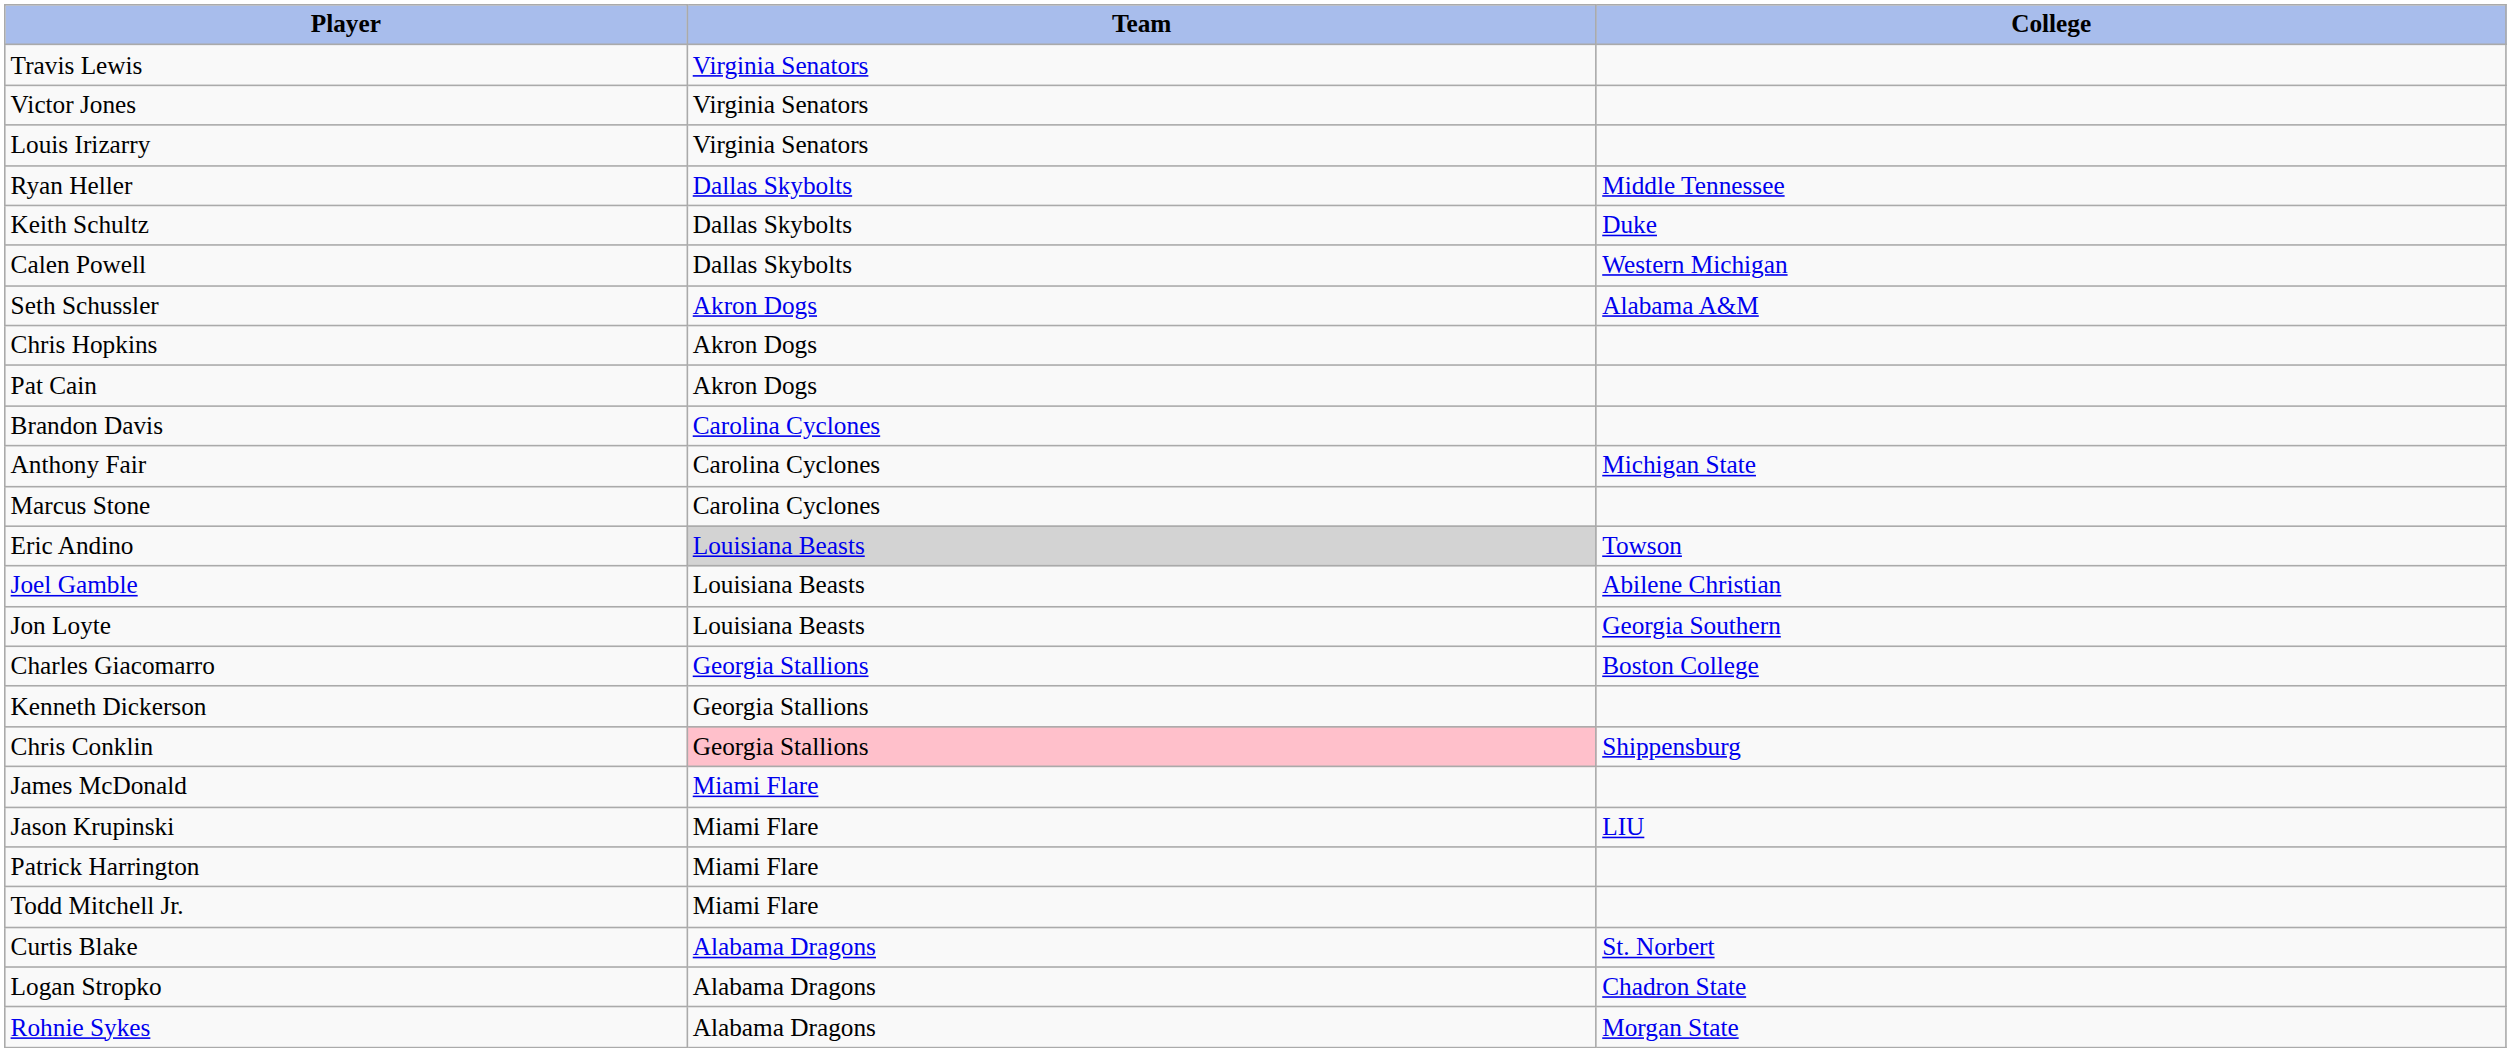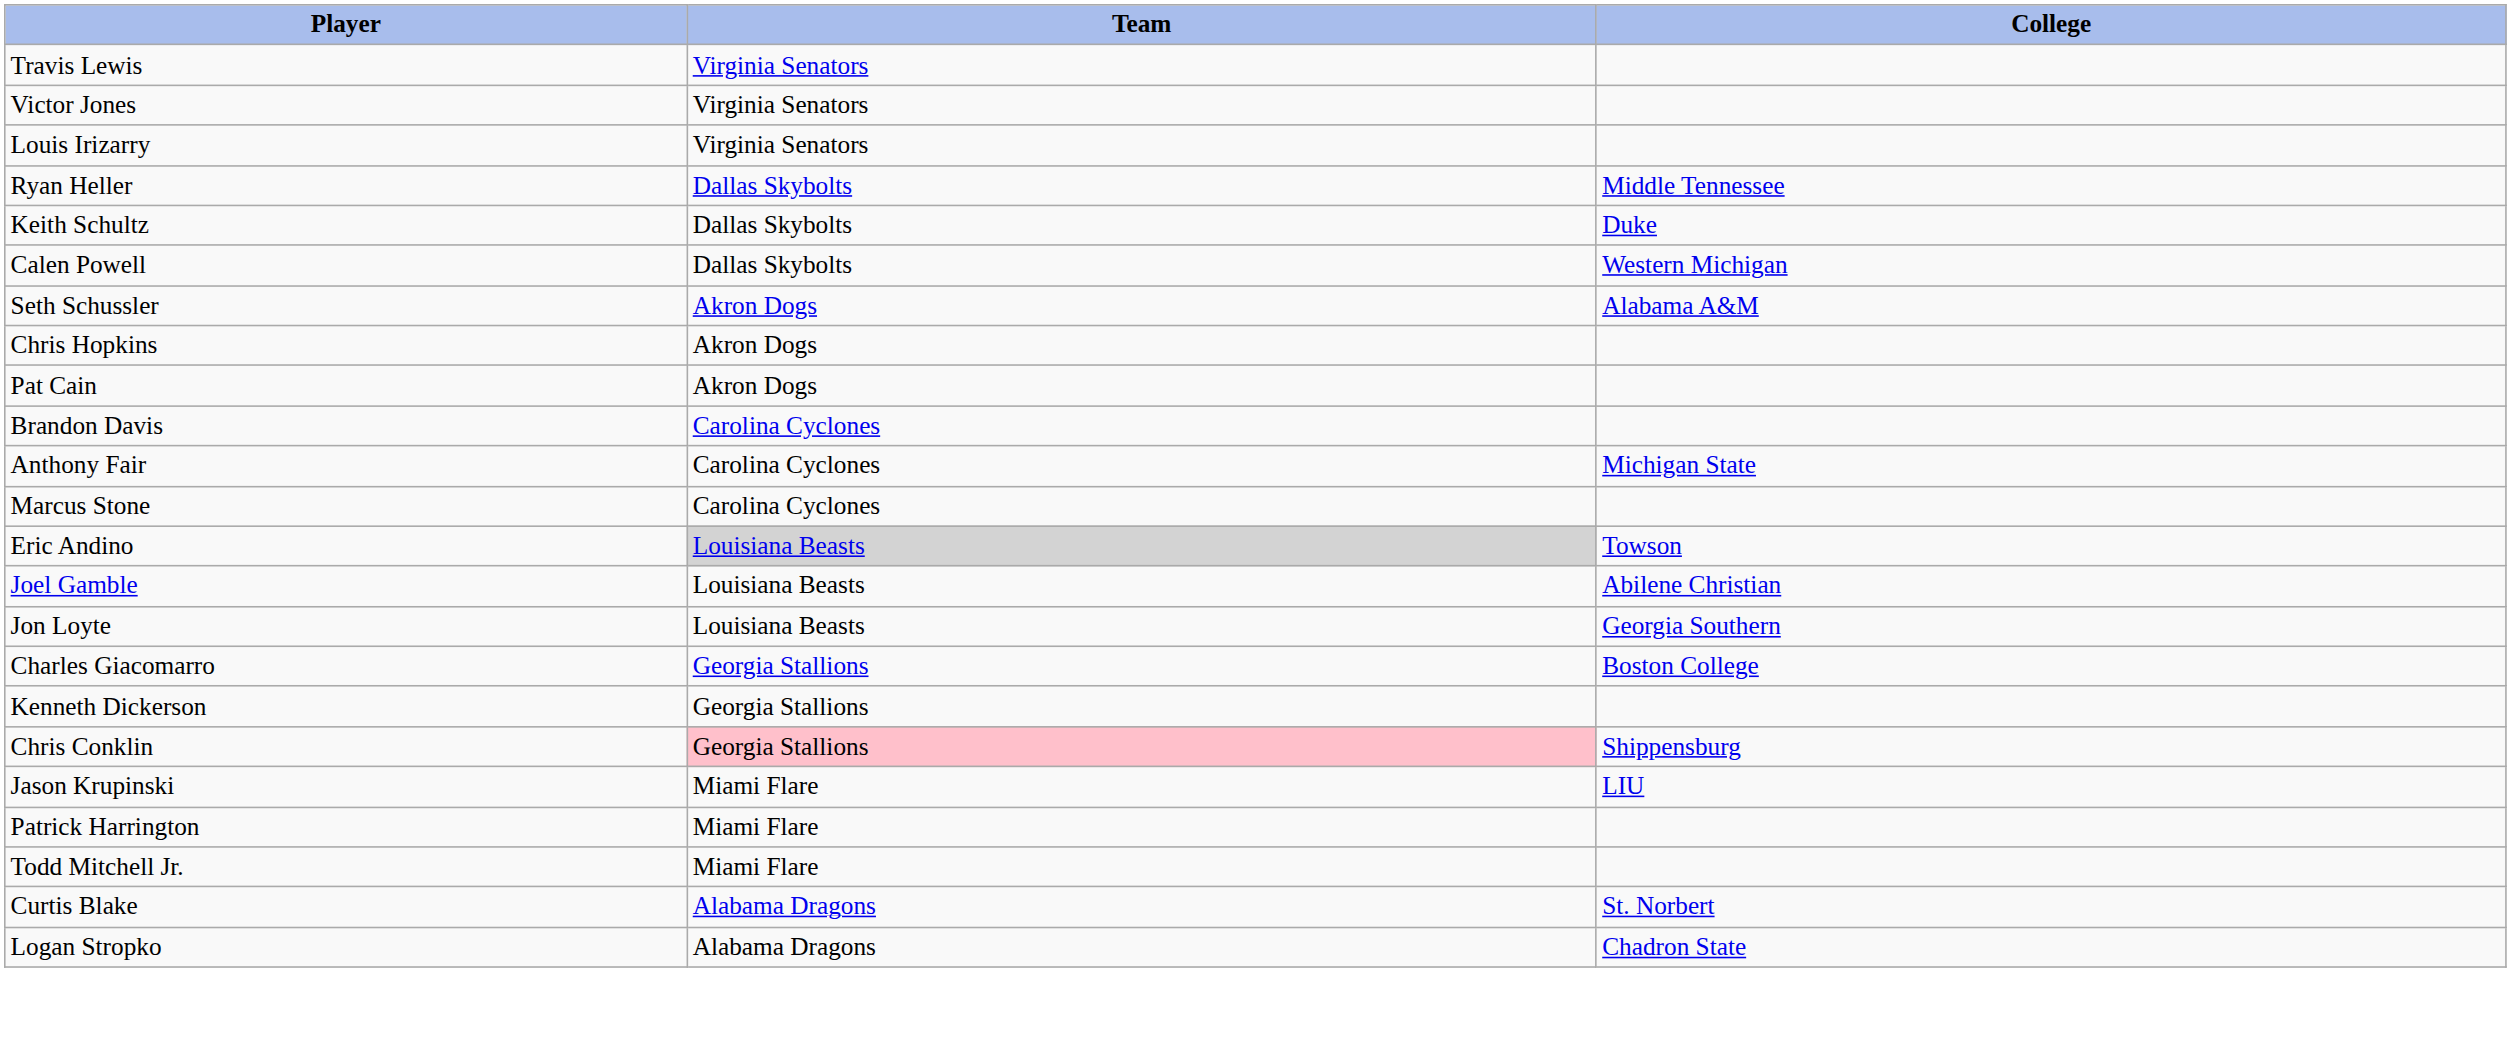- row: (99, 786)
- row: (80, 1026)
